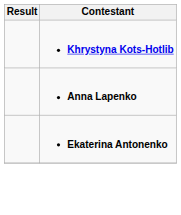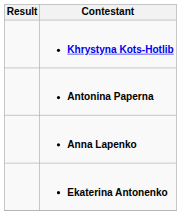+ row: (108, 97)
